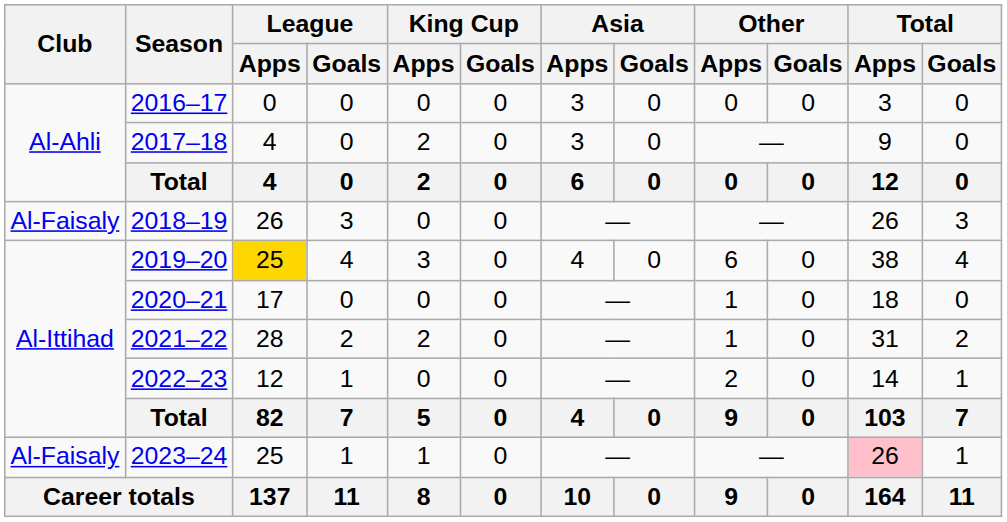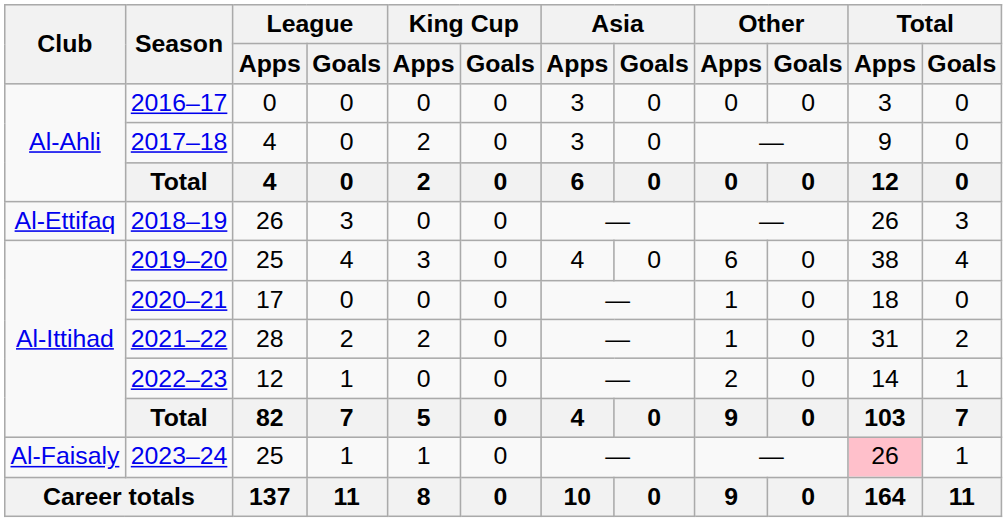(65, 220) Al-Faisaly -> (65, 220) Al-Ettifaq
(270, 260) gold background -> (270, 260) no background
